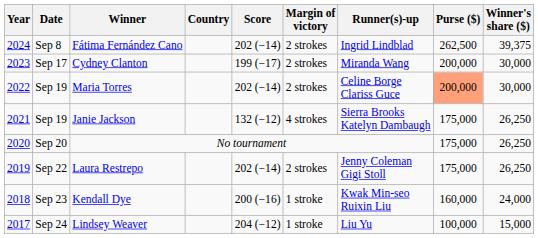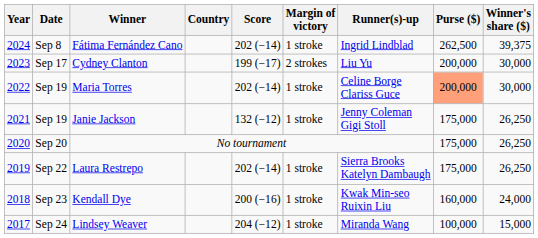(306, 44) 2 strokes -> (304, 44) 1 stroke
(375, 63) Miranda Wang -> (356, 63) Liu Yu
(306, 87) 2 strokes -> (304, 87) 1 stroke
(306, 119) 4 strokes -> (304, 119) 1 stroke
(386, 119) Sierra Brooks Katelyn Dambaugh -> (376, 119) Jenny Coleman Gigi Stoll
(306, 168) 2 strokes -> (304, 168) 1 stroke
(376, 168) Jenny Coleman Gigi Stoll -> (386, 168) Sierra Brooks Katelyn Dambaugh
(356, 224) Liu Yu -> (375, 224) Miranda Wang
